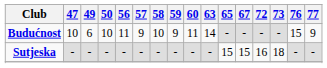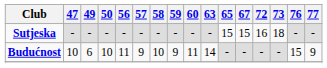rows swapped: (34, 33) <-> (34, 52)
